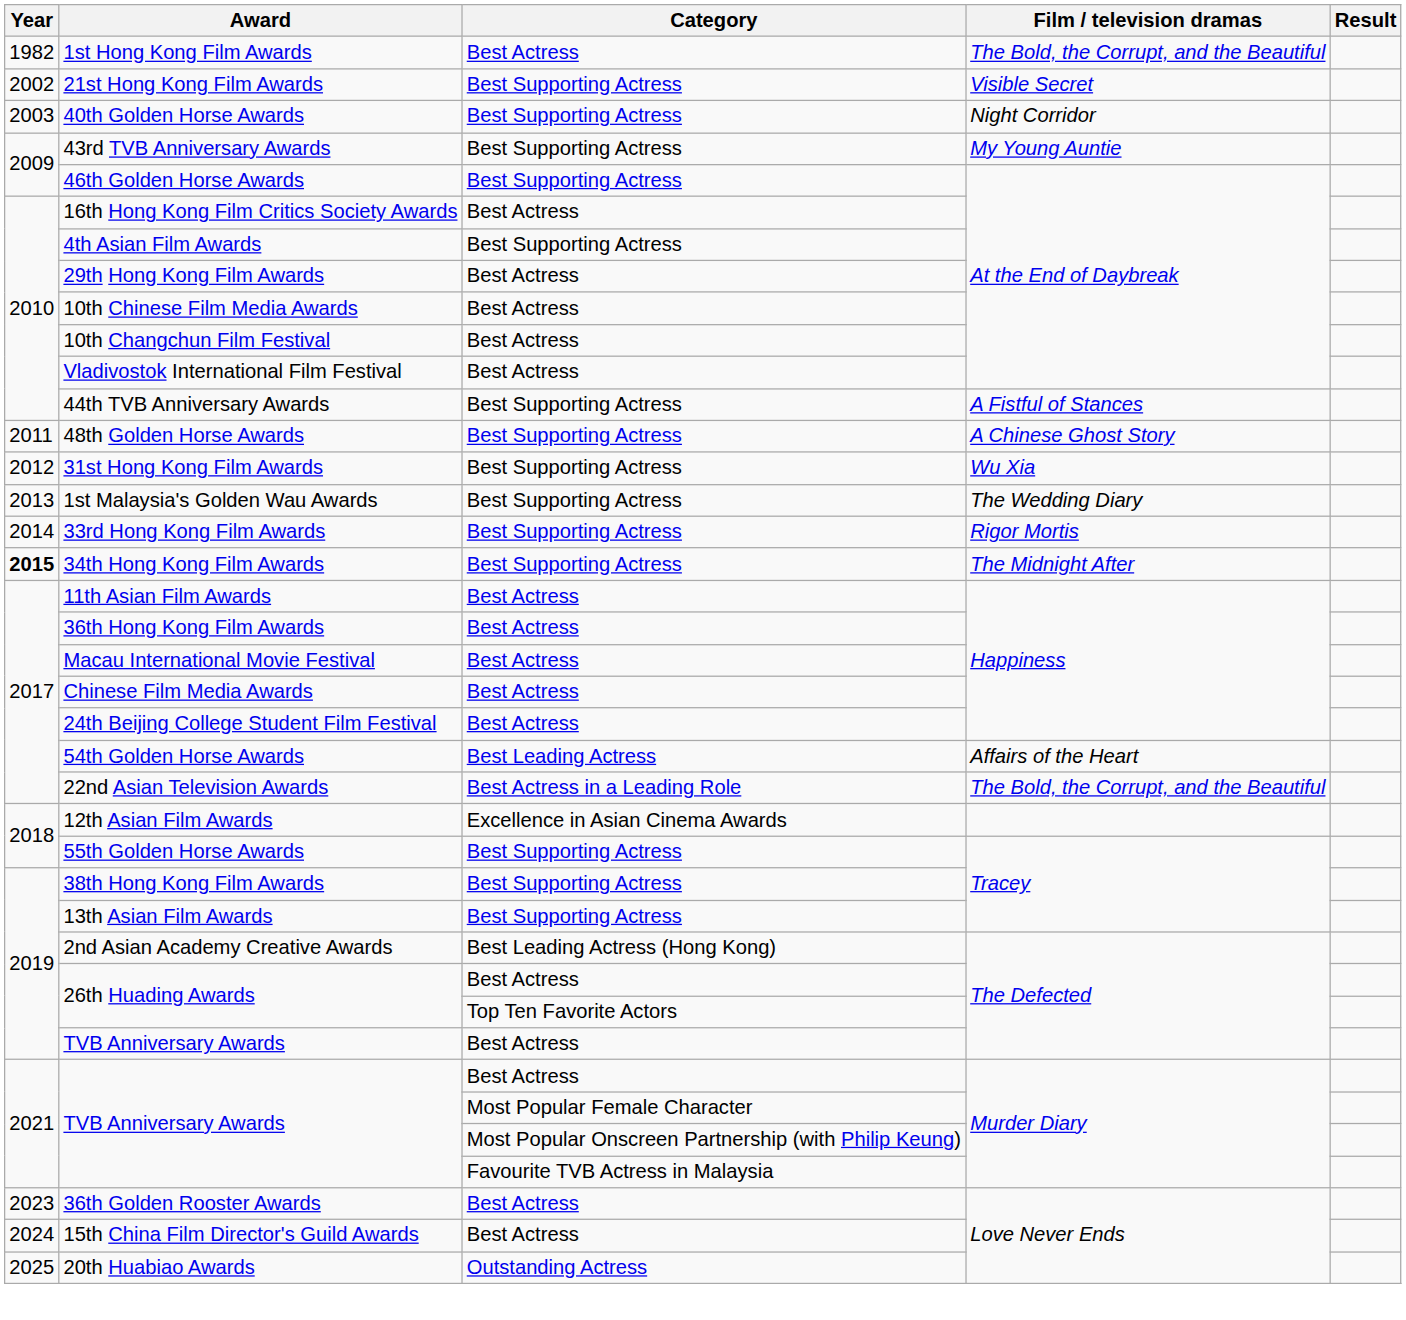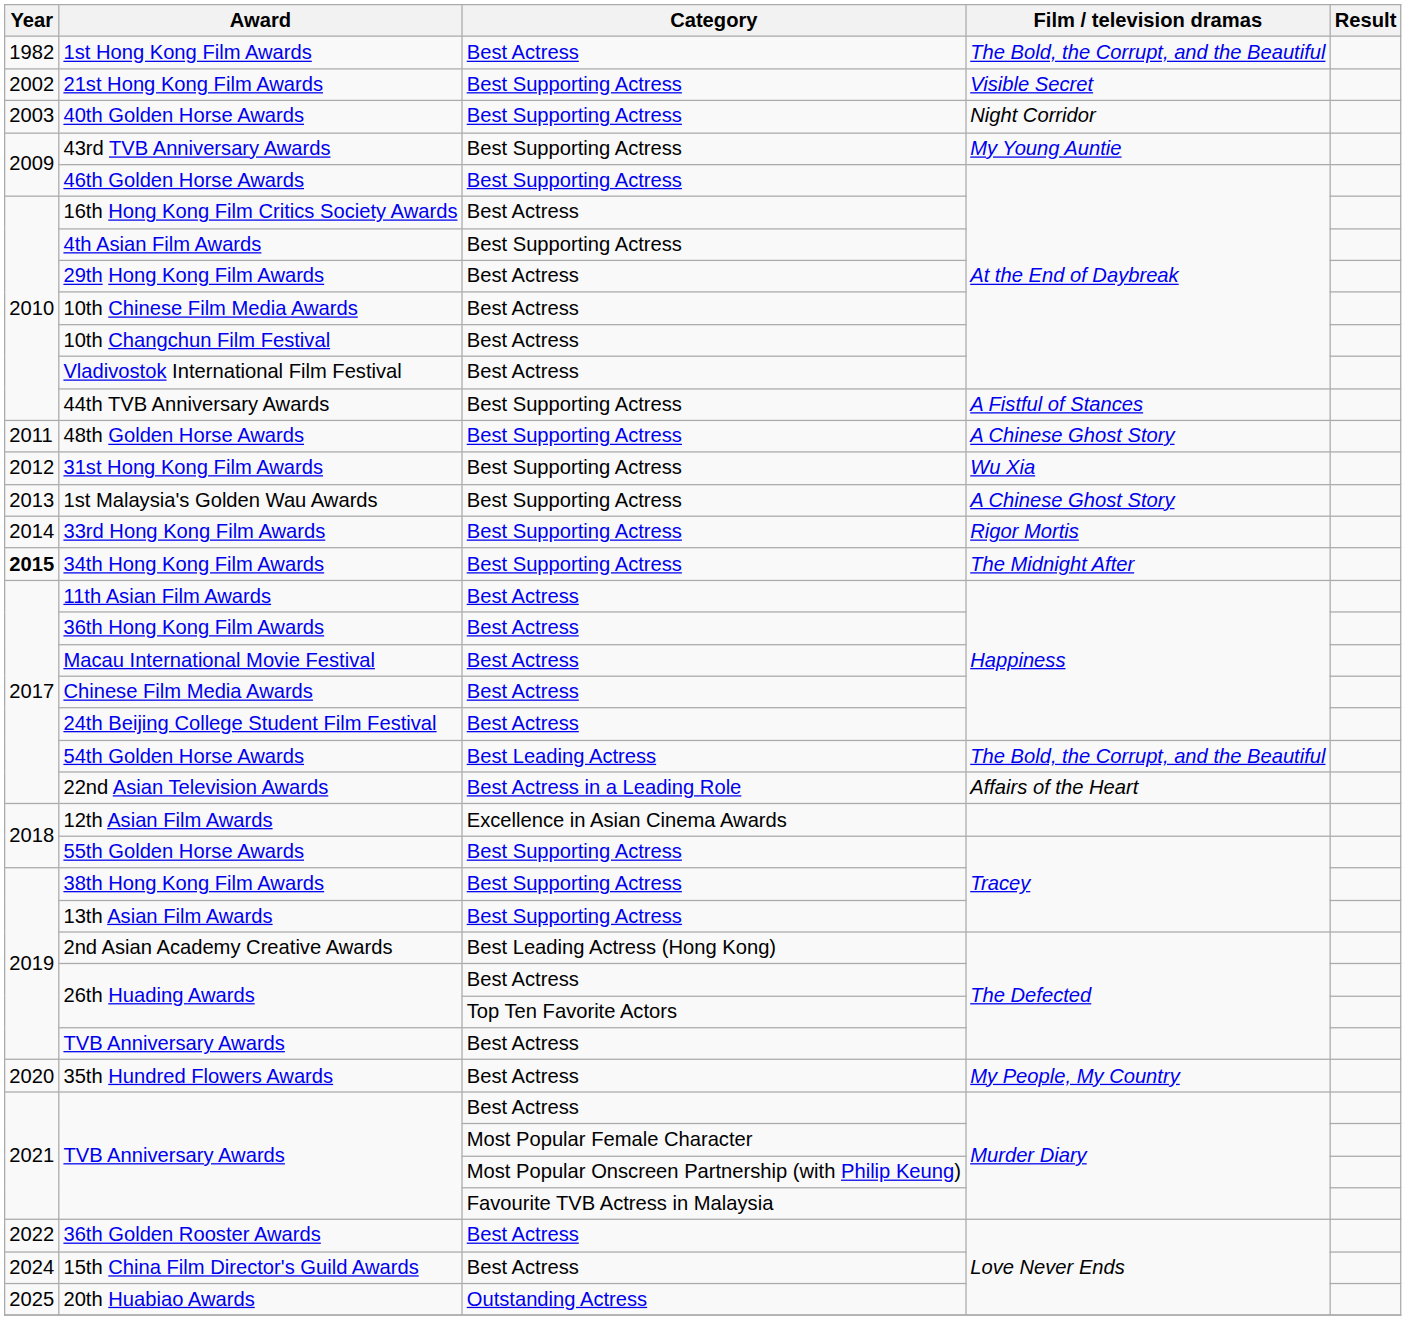(1056, 500) The Wedding Diary -> (1072, 500) A Chinese Ghost Story
(1054, 755) Affairs of the Heart -> (1148, 755) The Bold, the Corrupt, and the Beautiful
(1148, 787) The Bold, the Corrupt, and the Beautiful -> (1054, 787) Affairs of the Heart
+ row: (198, 1075)
(32, 1203) 2023 -> (32, 1235) 2022
